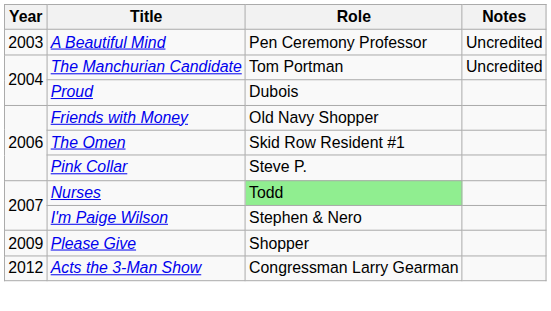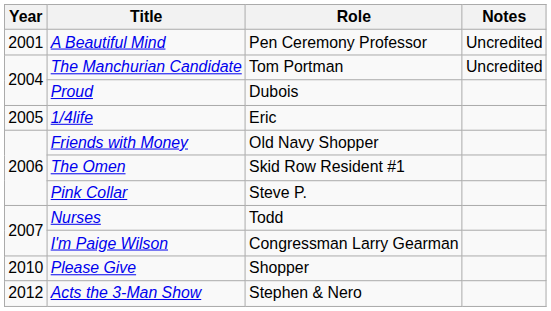(26, 42) 2003 -> (26, 42) 2001
+ row: (72, 117)
(266, 192) lightgreen background -> (266, 218) no background
(305, 218) Stephen & Nero -> (354, 243) Congressman Larry Gearman
(26, 243) 2009 -> (26, 268) 2010
(354, 268) Congressman Larry Gearman -> (305, 293) Stephen & Nero
